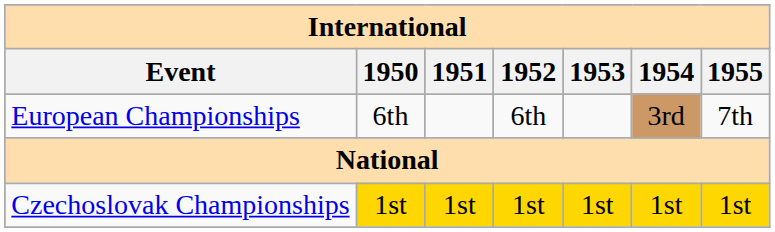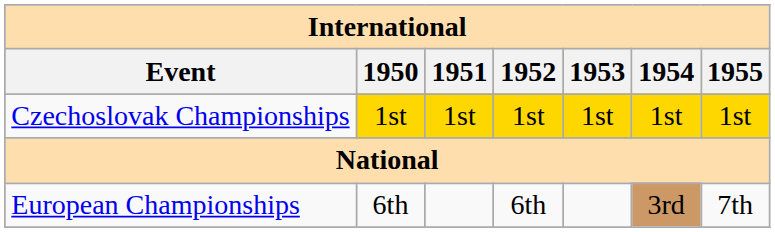rows swapped: (156, 115) <-> (180, 204)
